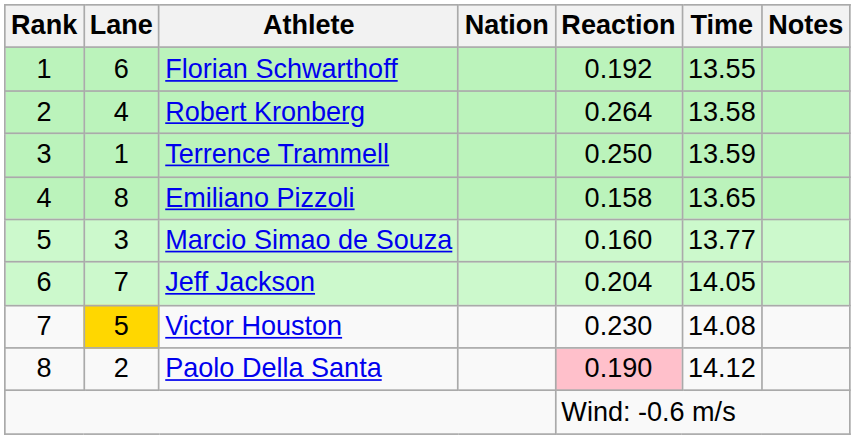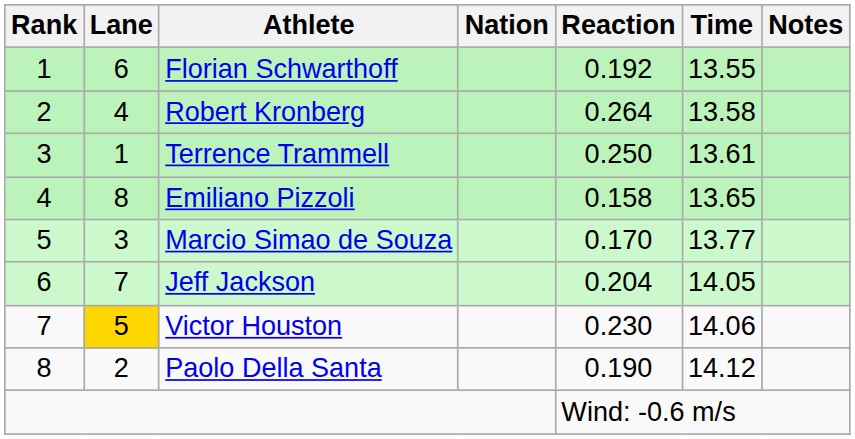(722, 154) 13.59 -> (722, 154) 13.61
(618, 240) 0.160 -> (618, 240) 0.170
(722, 326) 14.08 -> (722, 326) 14.06
(618, 369) pink background -> (618, 369) no background
